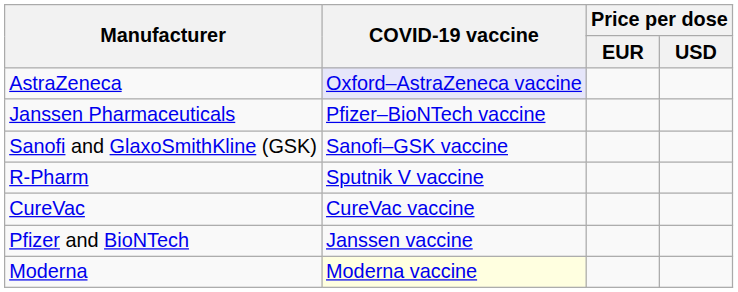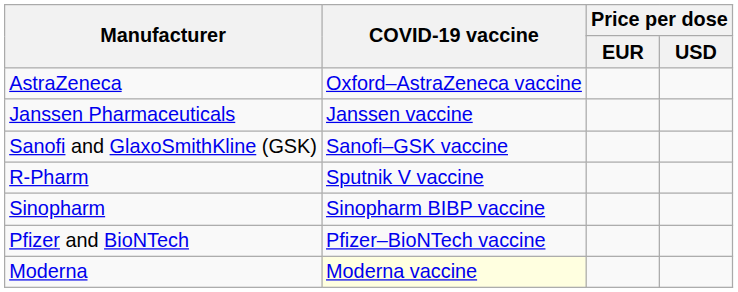(454, 83) lavender background -> (454, 83) no background
(436, 114) Pfizer–BioNTech vaccine -> (399, 114) Janssen vaccine
+ row: (57, 209)
- row: (47, 209)
(399, 240) Janssen vaccine -> (436, 240) Pfizer–BioNTech vaccine
